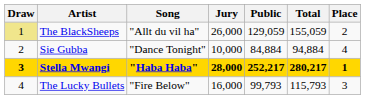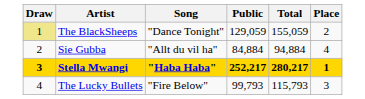- column: (227, 13)
(164, 31) "Allt du vil ha" -> (186, 31) "Dance Tonight"
(168, 49) "Dance Tonight" -> (183, 49) "Allt du vil ha"
